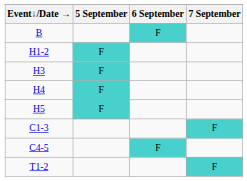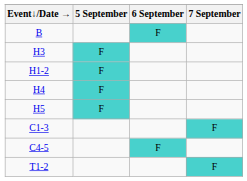rows swapped: (39, 52) <-> (39, 71)
